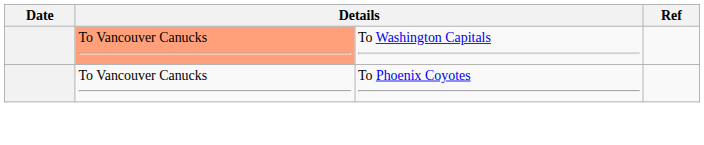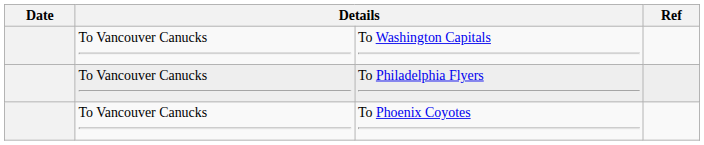(215, 42) lightsalmon background -> (215, 42) no background
+ row: (499, 80)
